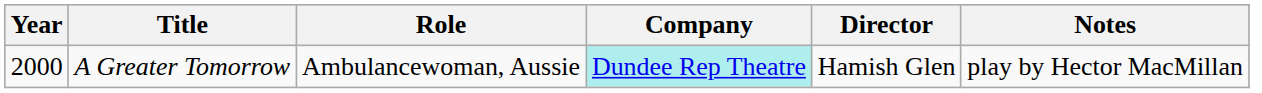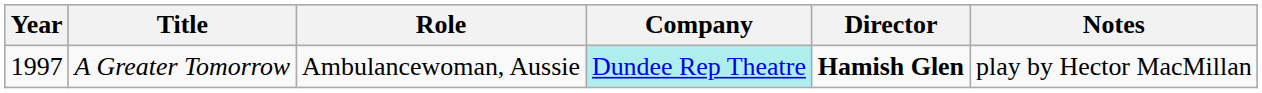(37, 66) 2000 -> (37, 66) 1997
(887, 66) normal -> (891, 66) bold
